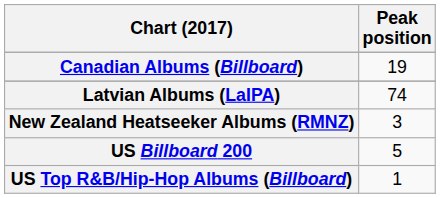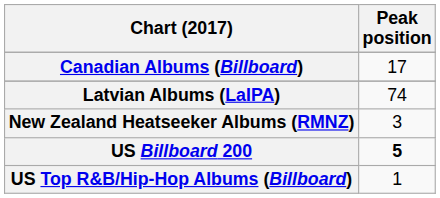(397, 66) 19 -> (397, 66) 17
(397, 151) normal -> (397, 151) bold
